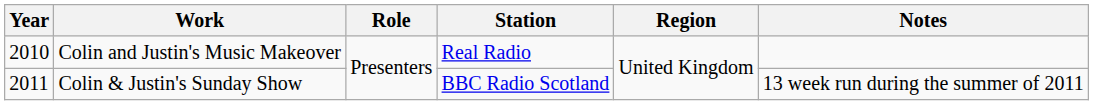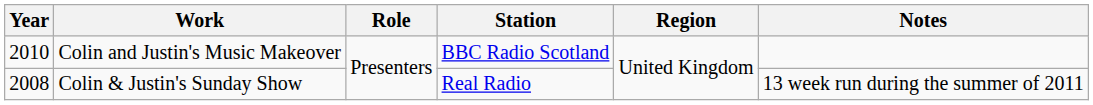(486, 52) Real Radio -> (525, 52) BBC Radio Scotland
(29, 83) 2011 -> (29, 83) 2008
(525, 83) BBC Radio Scotland -> (486, 83) Real Radio
